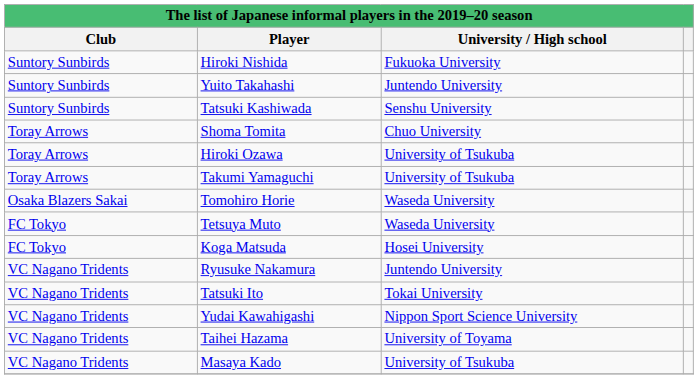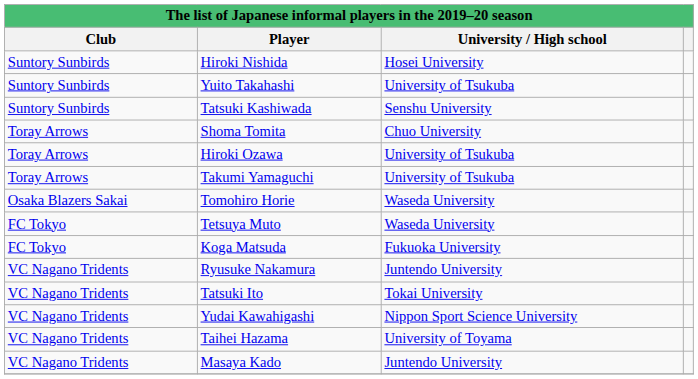(442, 62) Fukuoka University -> (434, 62) Hosei University
(443, 85) Juntendo University -> (449, 85) University of Tsukuba
(434, 246) Hosei University -> (442, 246) Fukuoka University
(449, 362) University of Tsukuba -> (443, 362) Juntendo University
